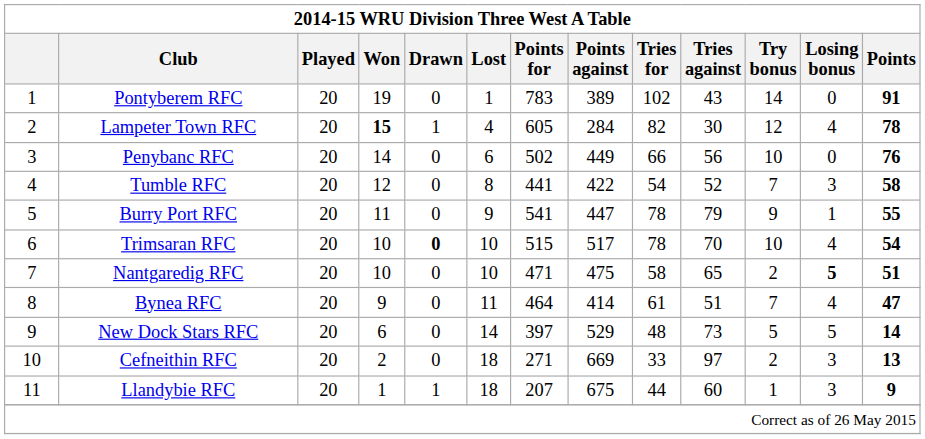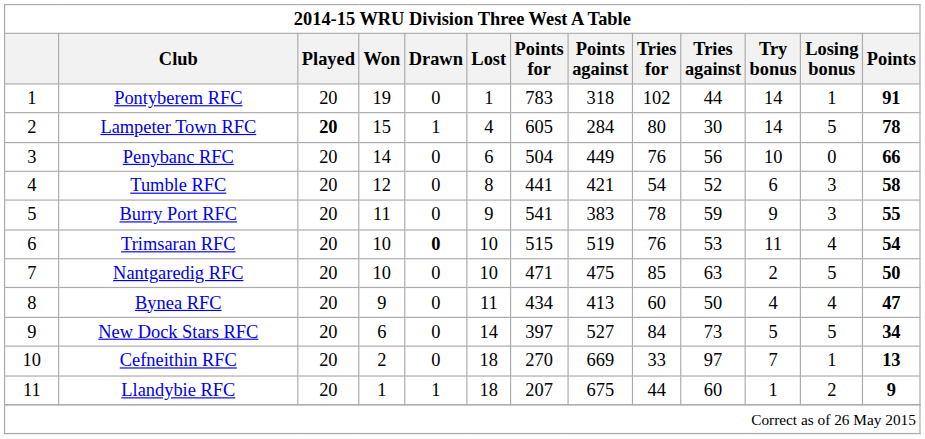(600, 98) 389 -> (600, 98) 318
(713, 98) 43 -> (713, 98) 44
(832, 98) 0 -> (832, 98) 1
(328, 127) normal -> (328, 127) bold
(382, 127) bold -> (382, 127) normal
(657, 127) 82 -> (657, 127) 80
(773, 127) 12 -> (773, 127) 14
(832, 127) 4 -> (832, 127) 5
(539, 156) 502 -> (539, 156) 504
(657, 156) 66 -> (657, 156) 76
(891, 156) 76 -> (891, 156) 66
(600, 185) 422 -> (600, 185) 421
(773, 185) 7 -> (773, 185) 6
(600, 214) 447 -> (600, 214) 383
(713, 214) 79 -> (713, 214) 59
(832, 214) 1 -> (832, 214) 3
(600, 244) 517 -> (600, 244) 519
(657, 244) 78 -> (657, 244) 76
(713, 244) 70 -> (713, 244) 53
(773, 244) 10 -> (773, 244) 11
(657, 273) 58 -> (657, 273) 85
(713, 273) 65 -> (713, 273) 63
(832, 273) bold -> (832, 273) normal
(891, 273) 51 -> (891, 273) 50
(539, 302) 464 -> (539, 302) 434
(600, 302) 414 -> (600, 302) 413
(657, 302) 61 -> (657, 302) 60
(713, 302) 51 -> (713, 302) 50
(773, 302) 7 -> (773, 302) 4
(600, 331) 529 -> (600, 331) 527
(657, 331) 48 -> (657, 331) 84
(891, 331) 14 -> (891, 331) 34
(539, 360) 271 -> (539, 360) 270
(773, 360) 2 -> (773, 360) 7
(832, 360) 3 -> (832, 360) 1
(832, 389) 3 -> (832, 389) 2
